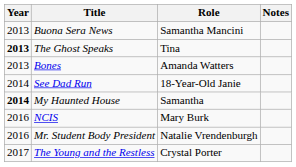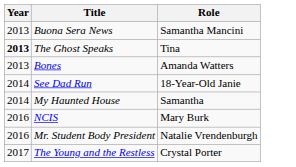- column: (276, 13)
(18, 100) bold -> (18, 100) normal
